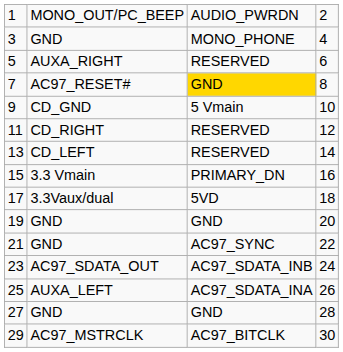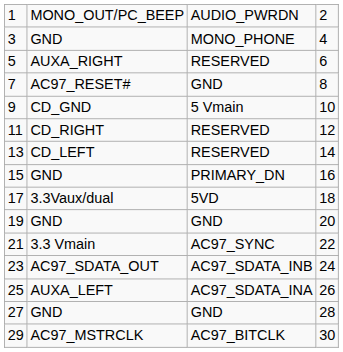(207, 84) gold background -> (207, 84) no background
(63, 175) 3.3 Vmain -> (46, 175) GND
(46, 244) GND -> (63, 244) 3.3 Vmain
